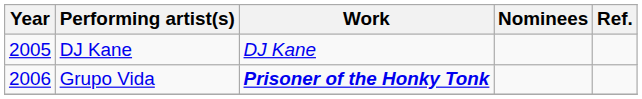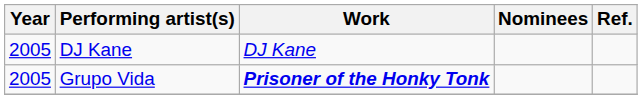(30, 79) 2006 -> (30, 79) 2005
